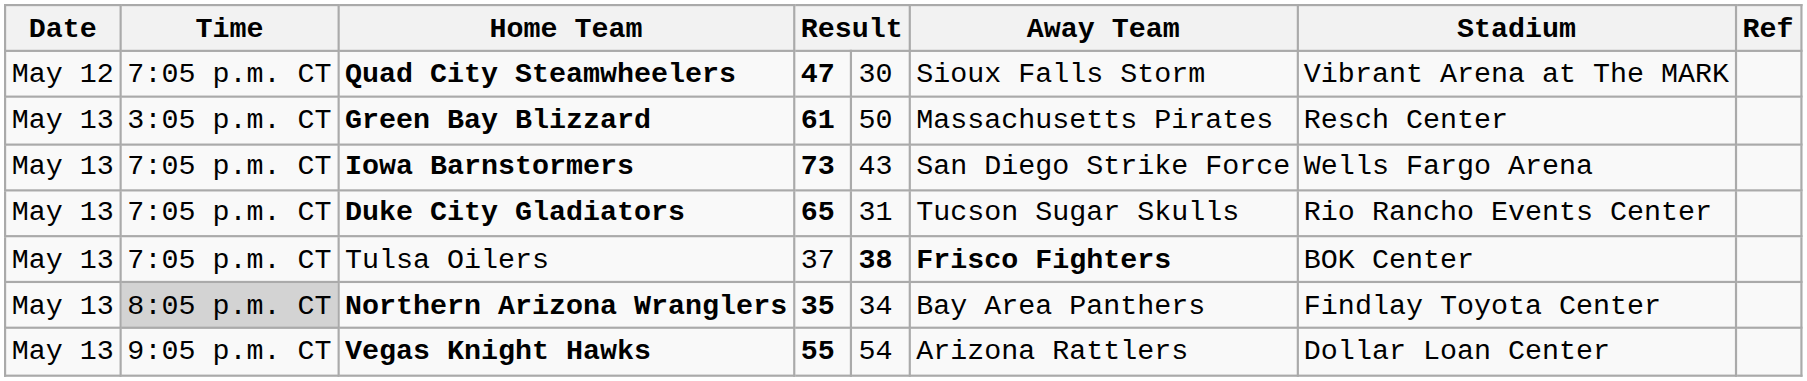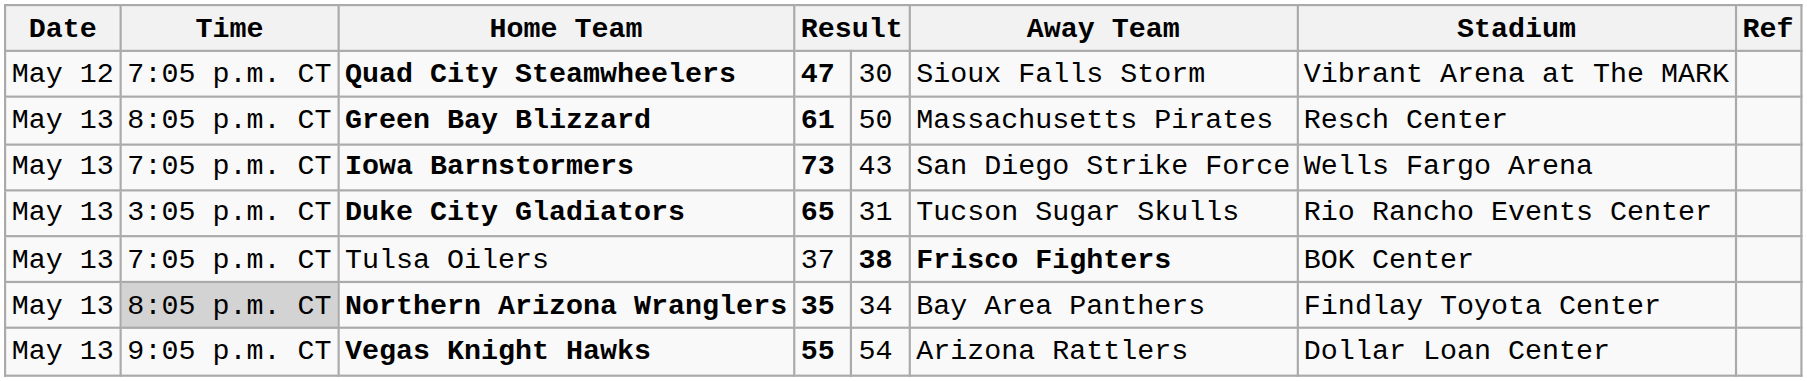(229, 121) 3:05 p.m. CT -> (229, 121) 8:05 p.m. CT
(229, 213) 7:05 p.m. CT -> (229, 213) 3:05 p.m. CT
